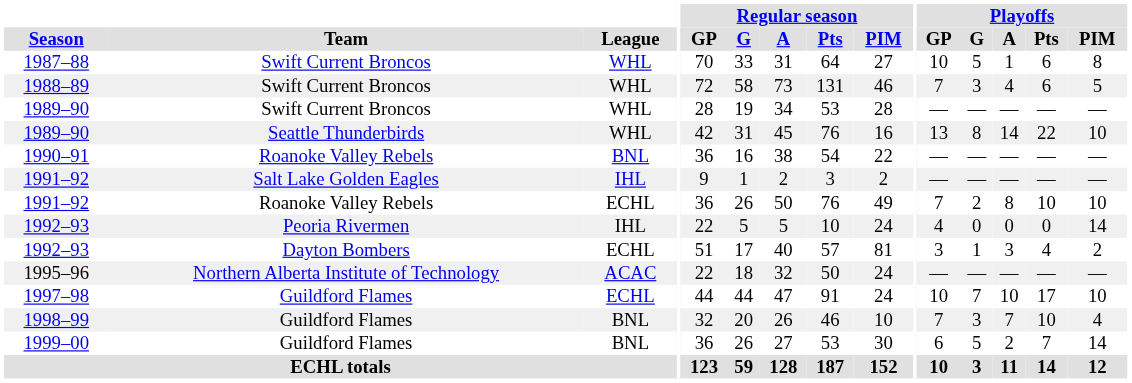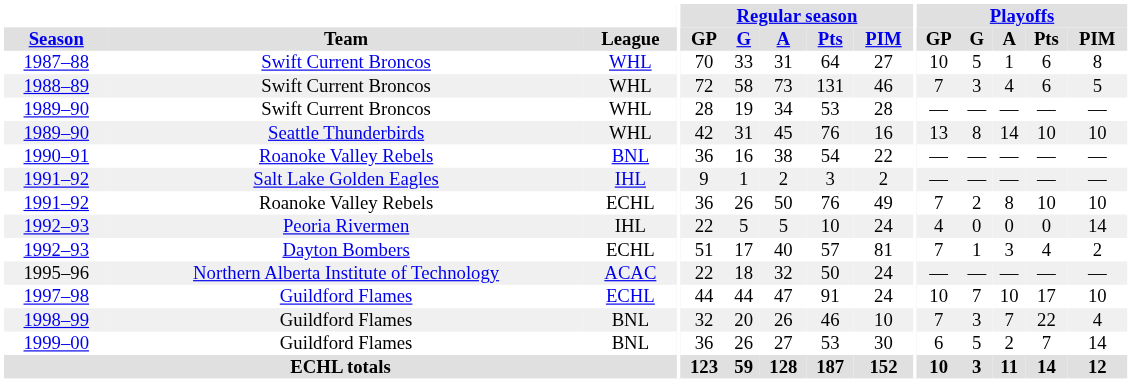(1046, 132) 22 -> (1046, 132) 10
(939, 249) 3 -> (939, 249) 7
(1046, 319) 10 -> (1046, 319) 22
